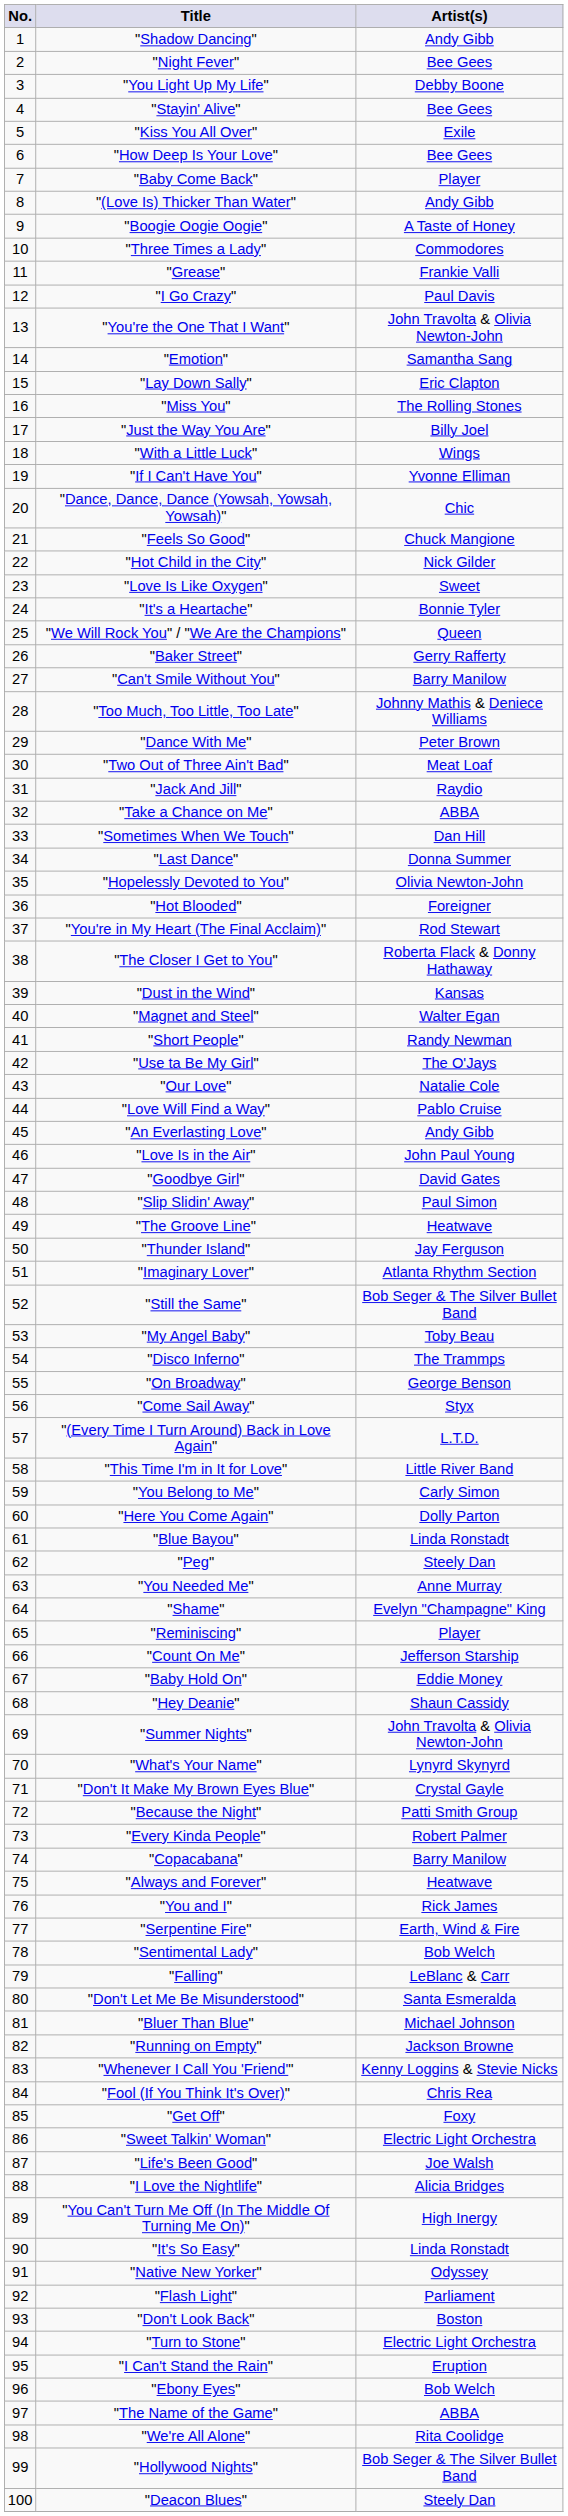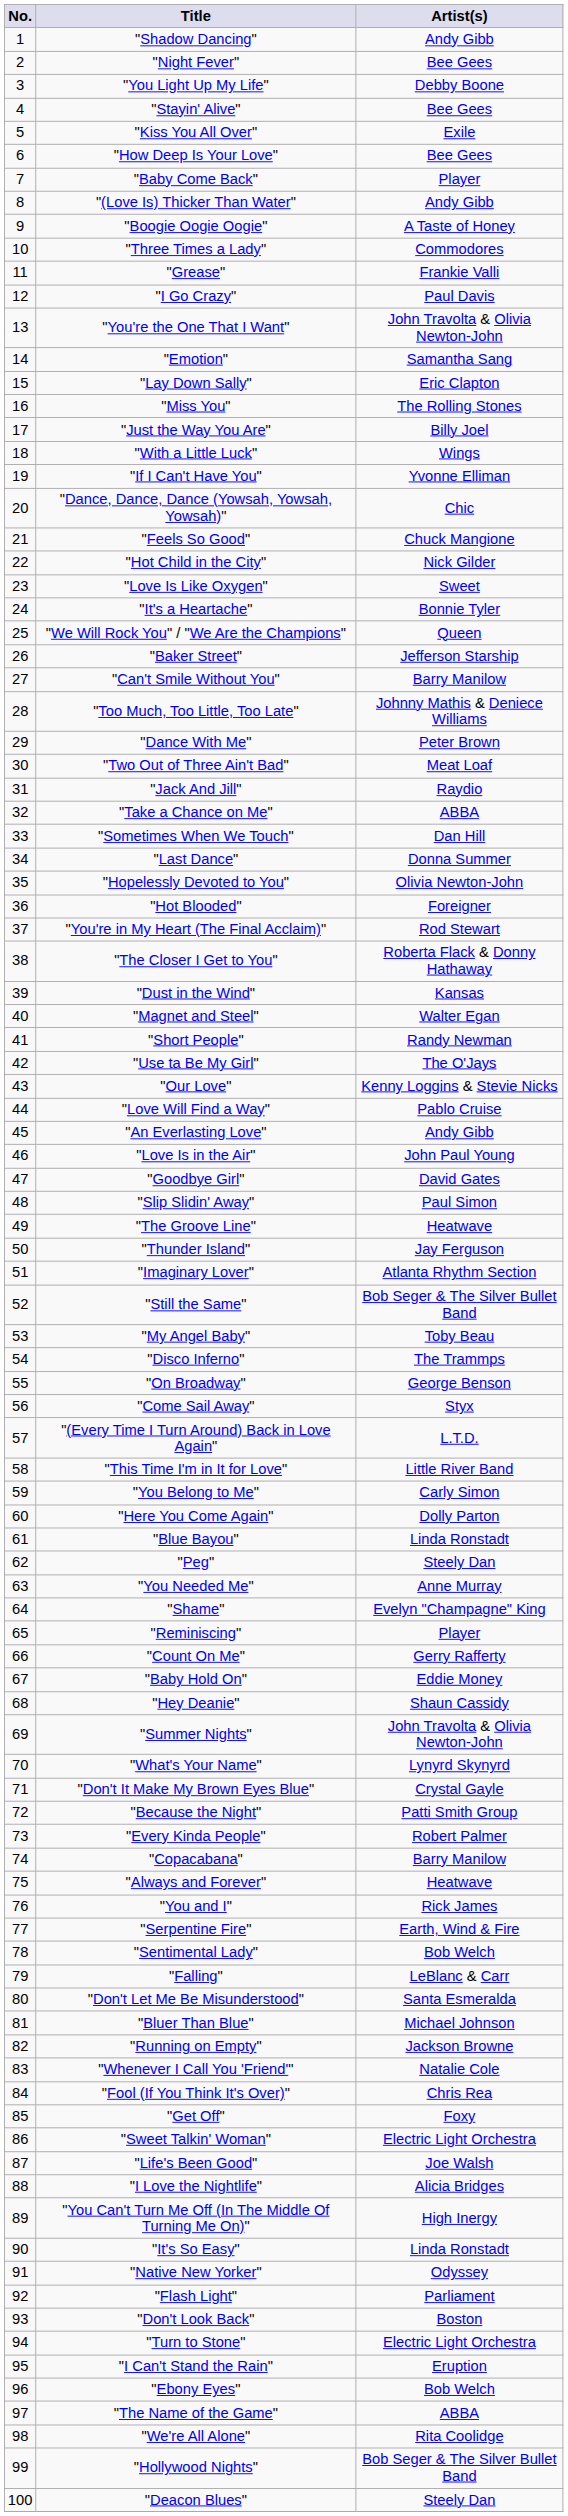(459, 656) Gerry Rafferty -> (459, 656) Jefferson Starship
(459, 1086) Natalie Cole -> (459, 1086) Kenny Loggins & Stevie Nicks
(459, 1656) Jefferson Starship -> (459, 1656) Gerry Rafferty
(459, 2069) Kenny Loggins & Stevie Nicks -> (459, 2069) Natalie Cole
